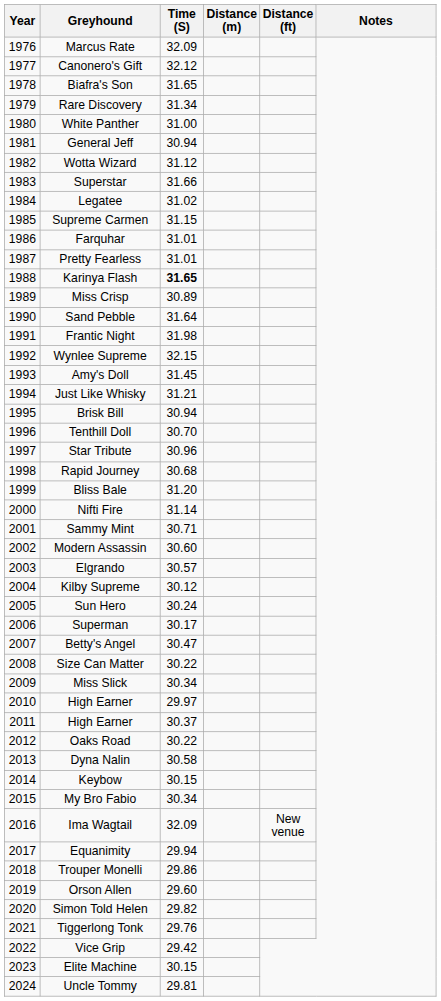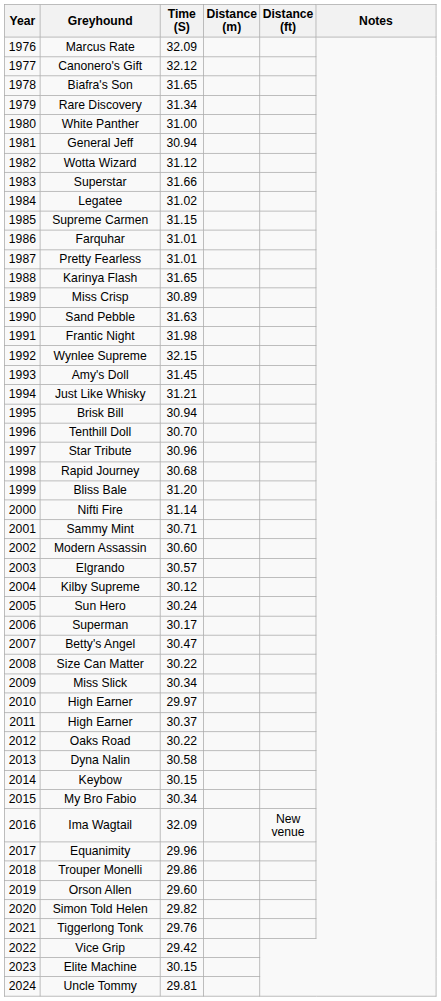(182, 278) bold -> (182, 278) normal
(182, 317) 31.64 -> (182, 317) 31.63
(182, 851) 29.94 -> (182, 851) 29.96
